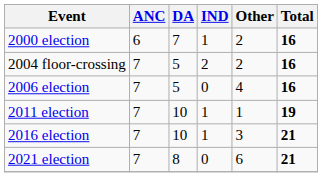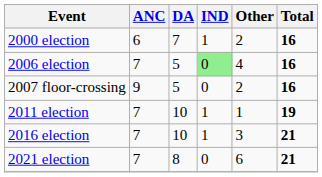- row: (67, 64)
(205, 87) no background -> (205, 64) lightgreen background
+ row: (67, 87)
